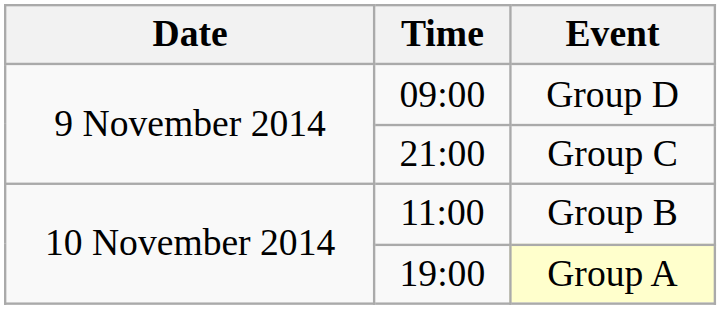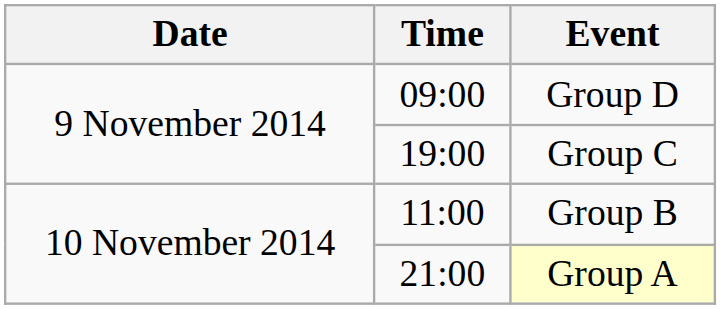(442, 153) 21:00 -> (442, 153) 19:00
(442, 272) 19:00 -> (442, 272) 21:00
